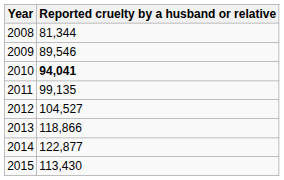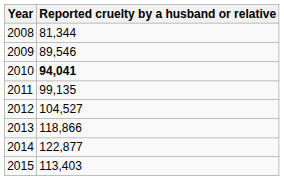(61, 166) 113,430 -> (61, 166) 113,403
